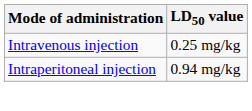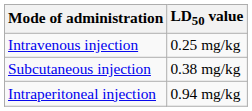+ row: (79, 69)
